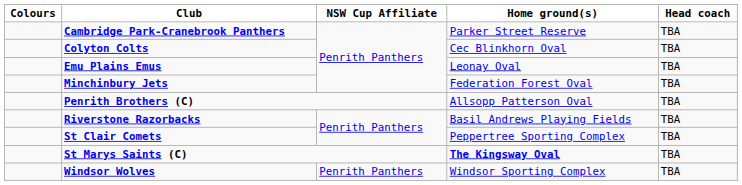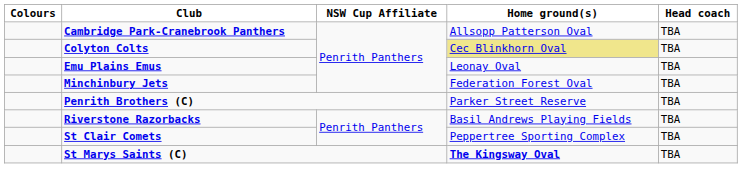(518, 31) Parker Street Reserve -> (521, 31) Allsopp Patterson Oval
(508, 48) no background -> (508, 48) khaki background
(521, 101) Allsopp Patterson Oval -> (518, 101) Parker Street Reserve
- row: (110, 171)
